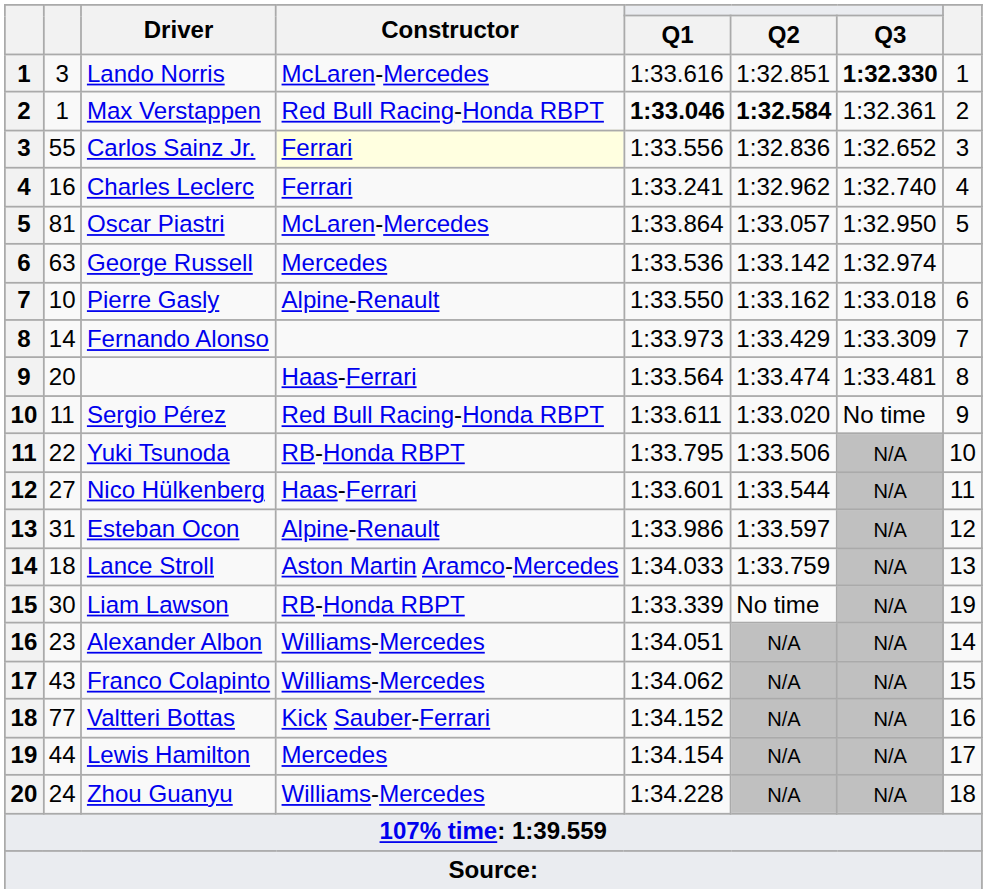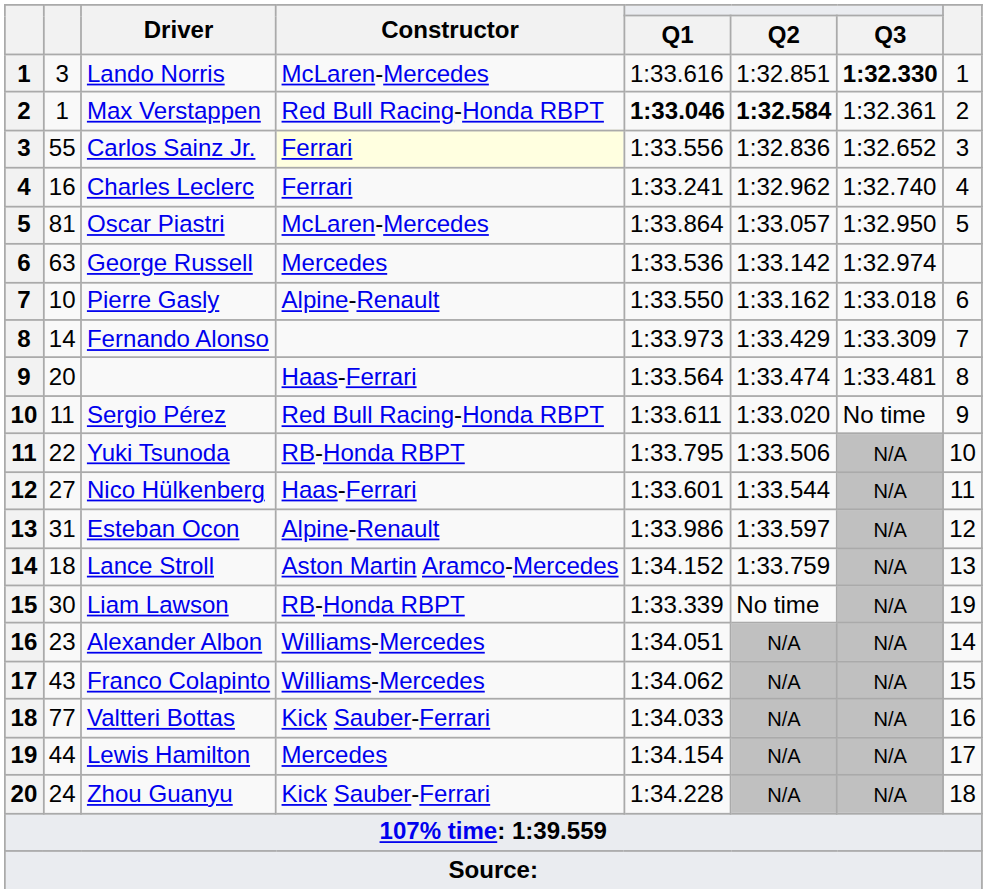(677, 566) 1:34.033 -> (677, 566) 1:34.152
(677, 718) 1:34.152 -> (677, 718) 1:34.033
(383, 794) Williams-Mercedes -> (386, 794) Kick Sauber-Ferrari
